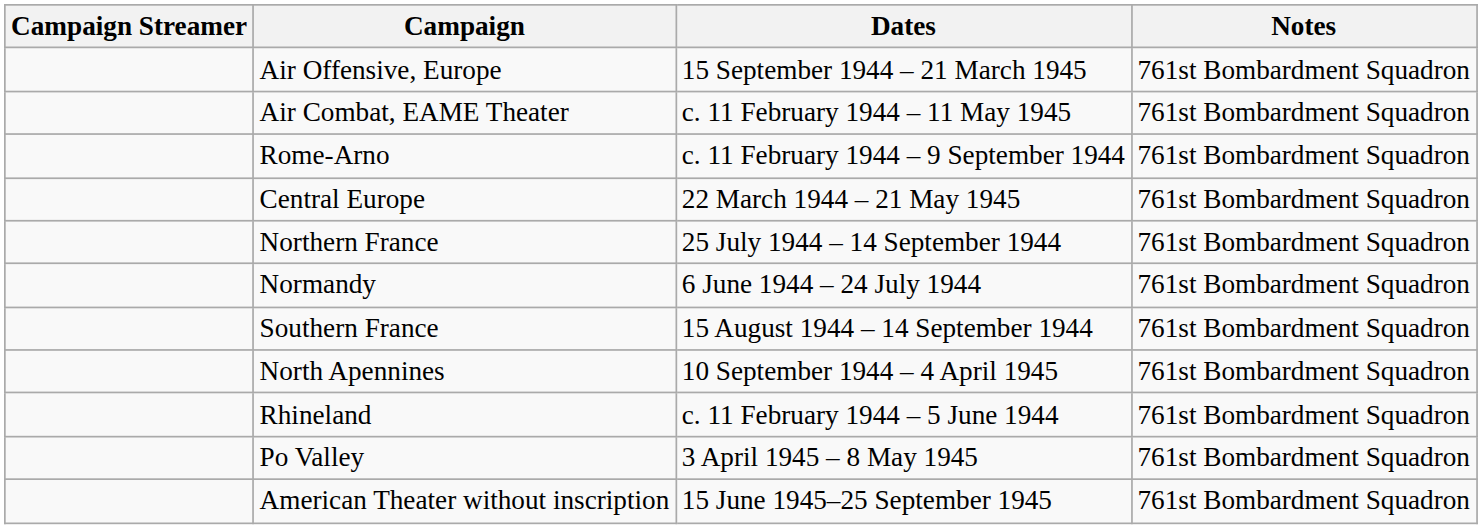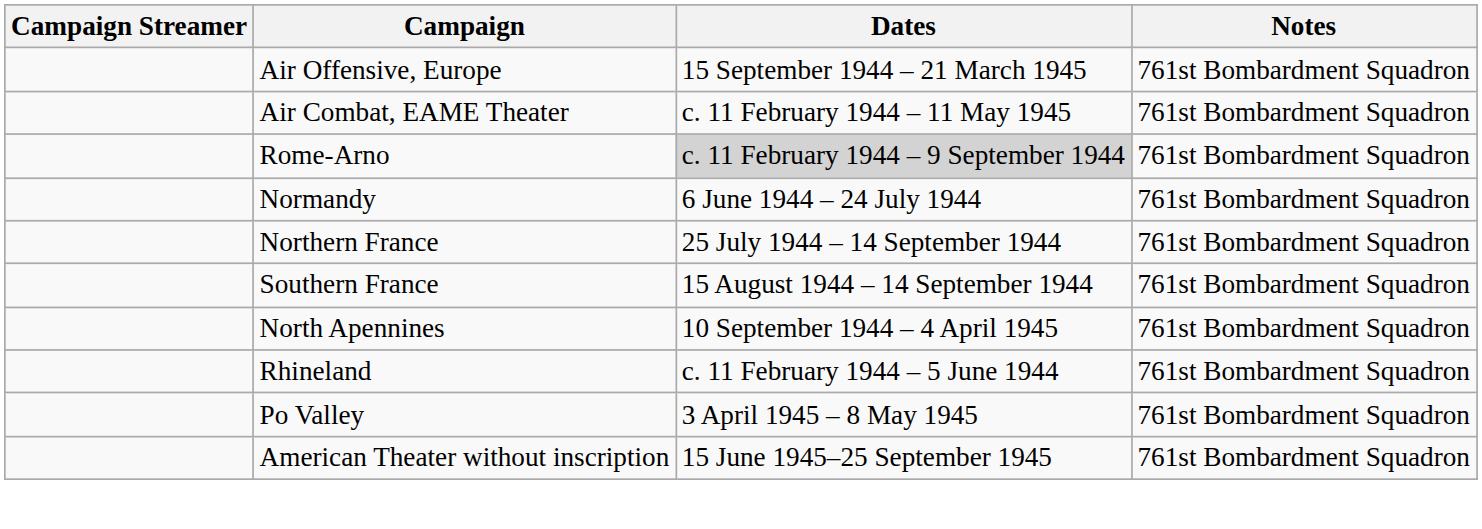(903, 155) no background -> (903, 155) lightgrey background
- row: (342, 198)
rows swapped: (318, 284) <-> (349, 241)
